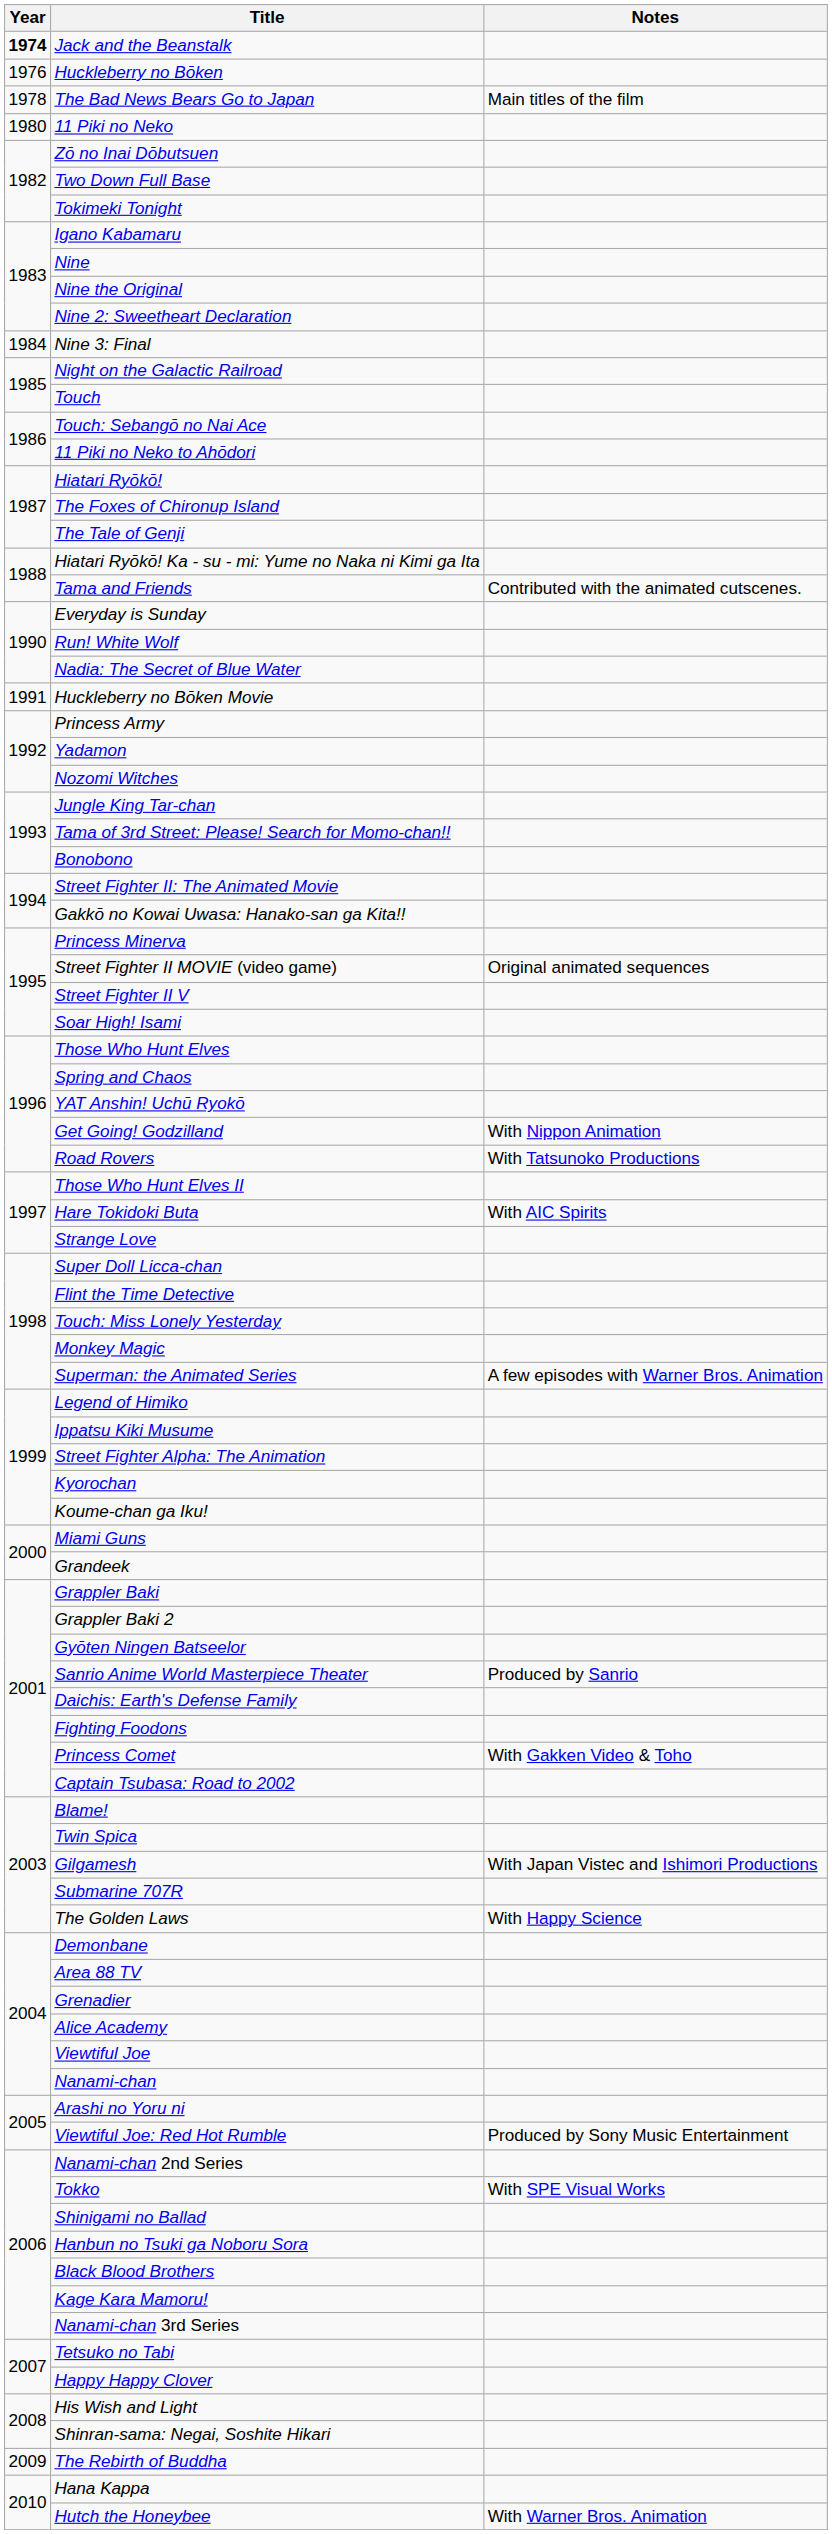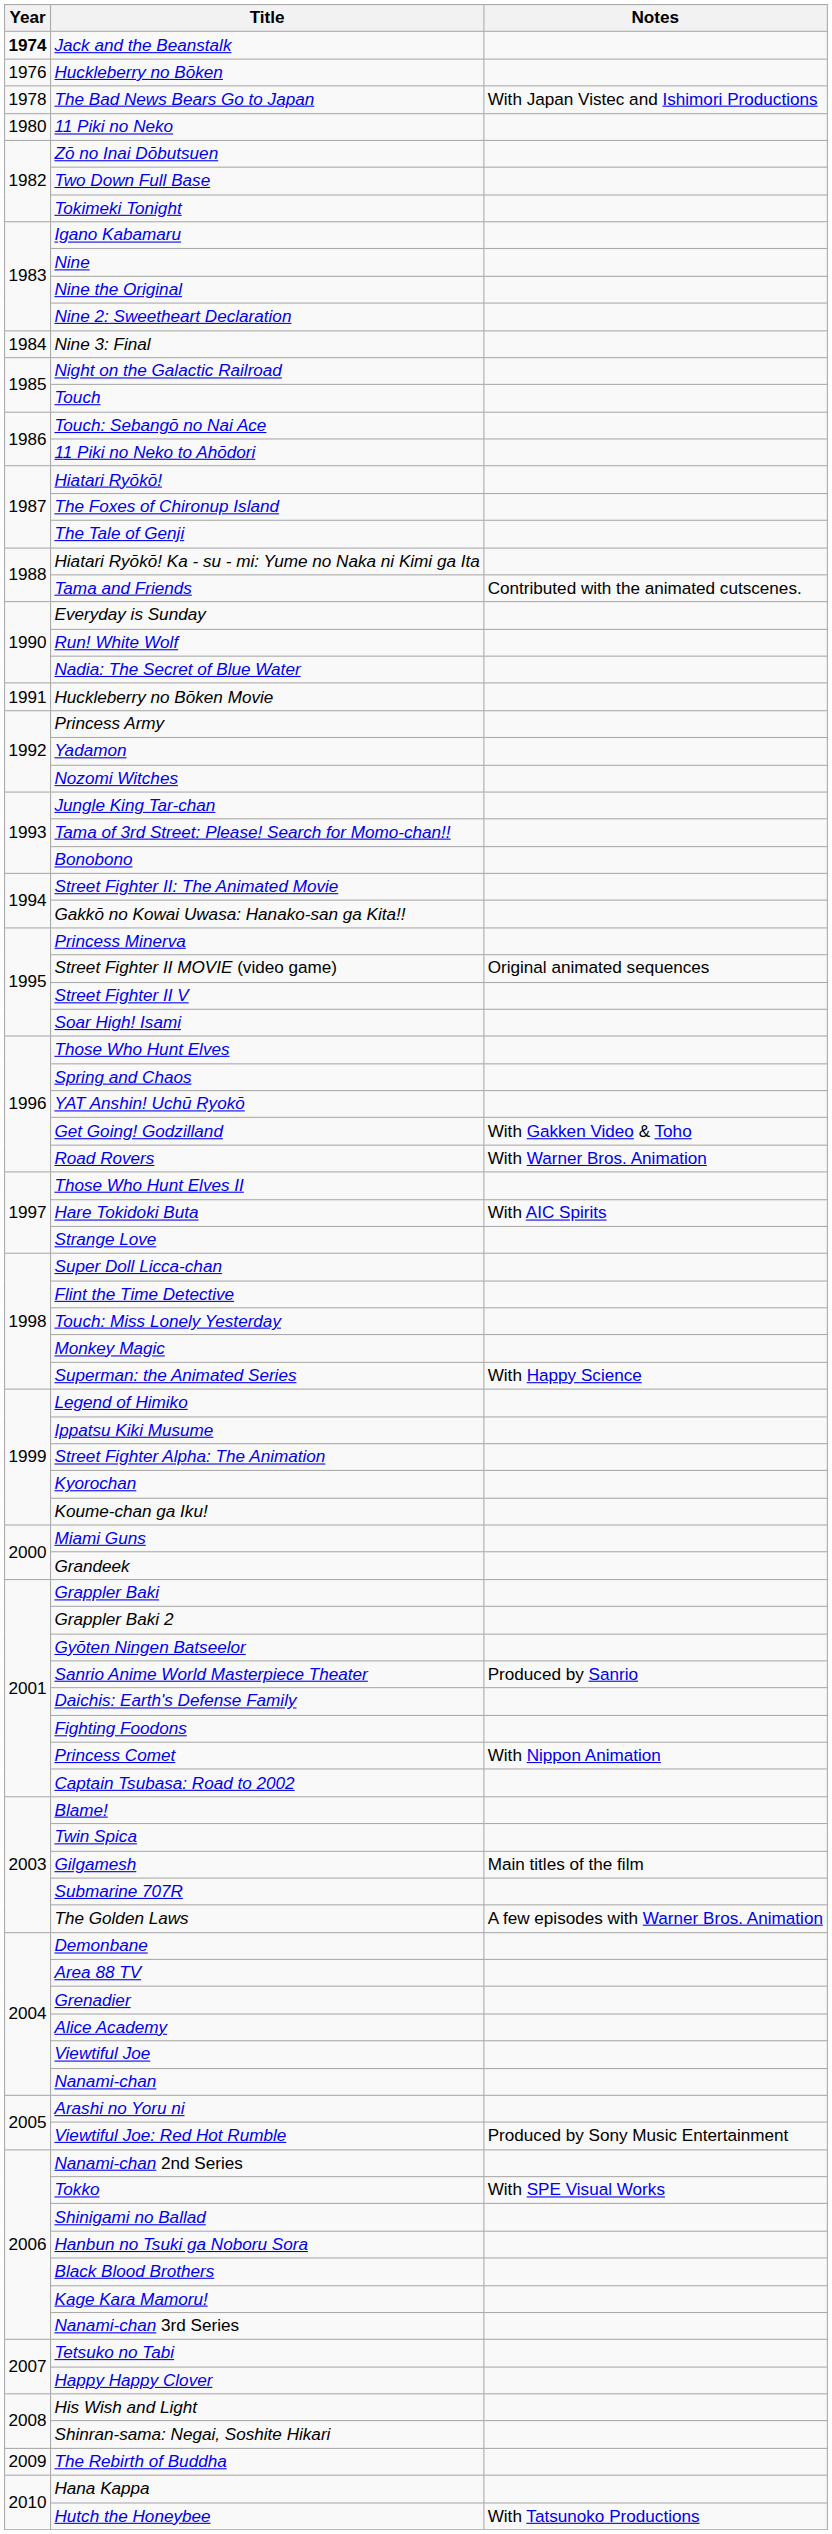(566, 99) Main titles of the film -> (653, 99) With Japan Vistec and Ishimori Productions
(574, 1131) With Nippon Animation -> (590, 1131) With Gakken Video & Toho
(594, 1158) With Tatsunoko Productions -> (597, 1158) With Warner Bros. Animation
(655, 1375) A few episodes with Warner Bros. Animation -> (565, 1375) With Happy Science
(590, 1755) With Gakken Video & Toho -> (574, 1755) With Nippon Animation
(653, 1864) With Japan Vistec and Ishimori Productions -> (566, 1864) Main titles of the film
(565, 1918) With Happy Science -> (655, 1918) A few episodes with Warner Bros. Animation
(597, 2515) With Warner Bros. Animation -> (594, 2515) With Tatsunoko Productions
